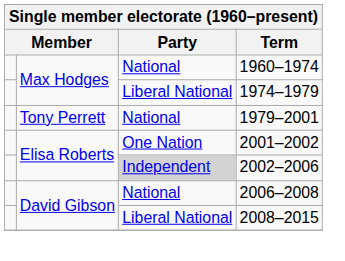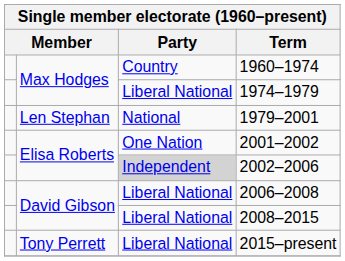(151, 67) National -> (150, 67) Country
(63, 117) Tony Perrett -> (65, 117) Len Stephan
(151, 192) National -> (177, 192) Liberal National
+ row: (288, 243)
